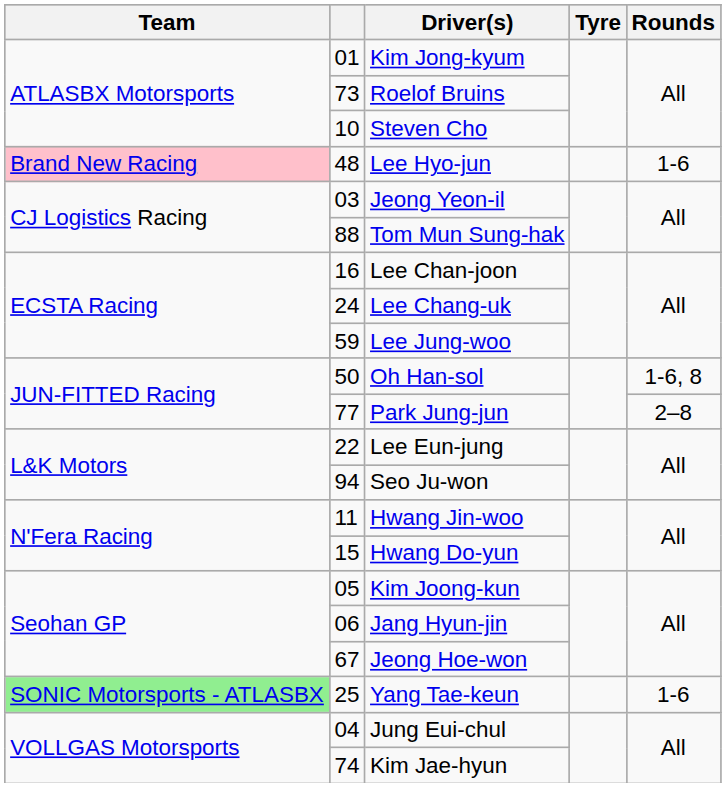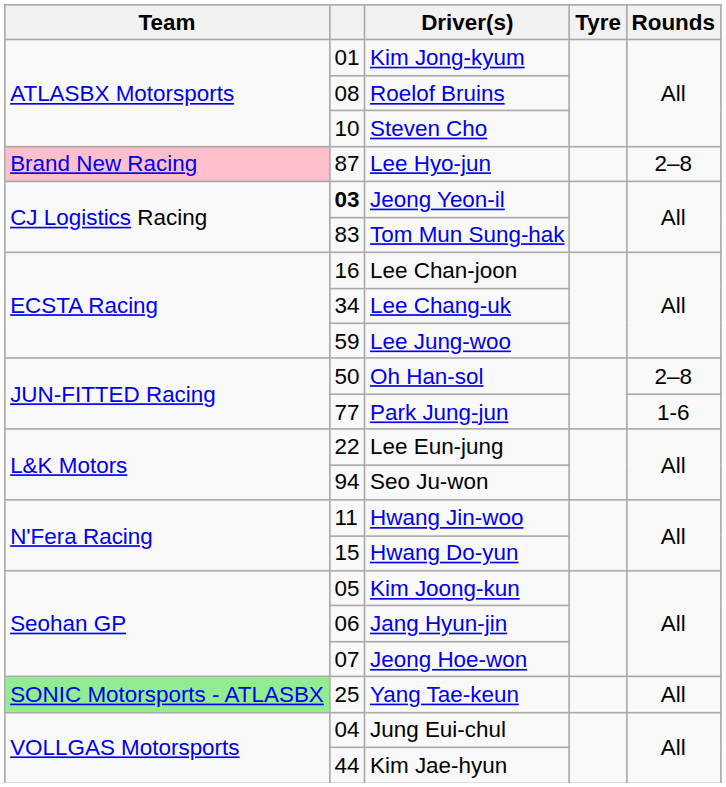(347, 93) 73 -> (347, 93) 08
(347, 164) 48 -> (347, 164) 87
(673, 164) 1-6 -> (673, 164) 2–8
(347, 199) normal -> (347, 199) bold
(347, 234) 88 -> (347, 234) 83
(347, 305) 24 -> (347, 305) 34
(673, 376) 1-6, 8 -> (673, 376) 2–8
(673, 411) 2–8 -> (673, 411) 1-6
(347, 659) 67 -> (347, 659) 07
(673, 694) 1-6 -> (673, 694) All
(347, 765) 74 -> (347, 765) 44
